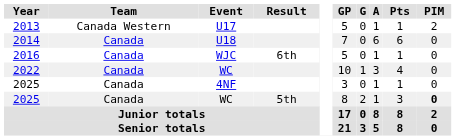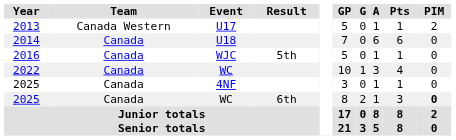(287, 55) 6th -> (287, 55) 5th
(287, 99) 5th -> (287, 99) 6th
